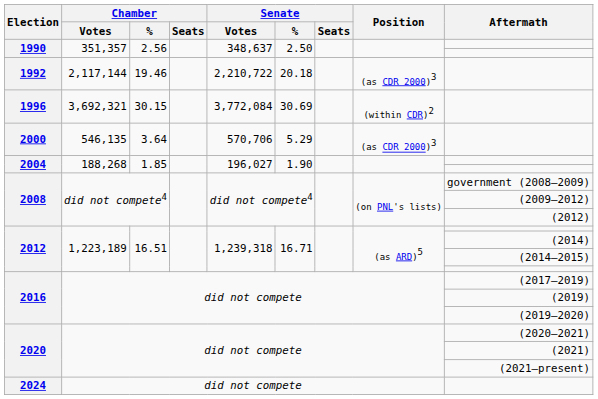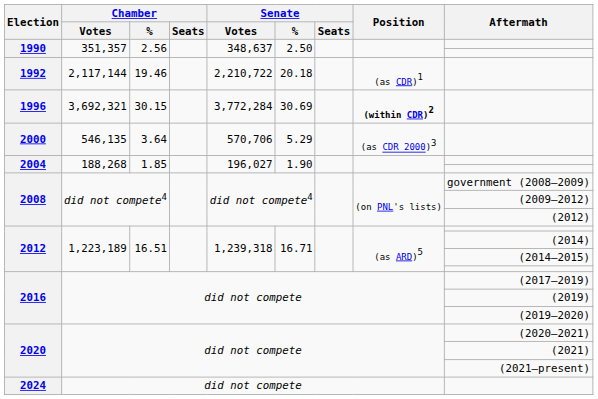(399, 80) (as CDR 2000)3 -> (399, 80) (as CDR)1
(243, 106) 3,772,084 -> (243, 106) 3,772,284
(399, 113) normal -> (399, 113) bold
